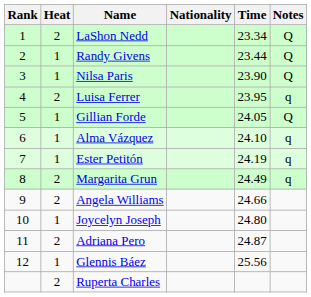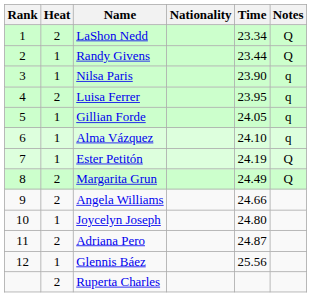(288, 76) Q -> (288, 76) q
(288, 117) Q -> (288, 117) q
(288, 158) q -> (288, 158) Q
(288, 179) q -> (288, 179) Q
